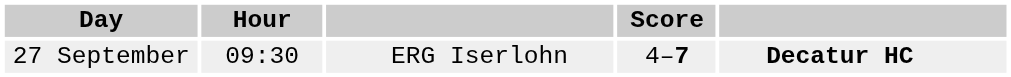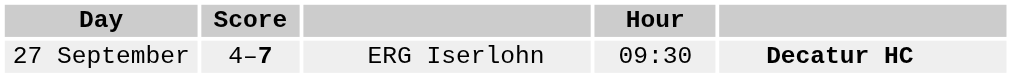columns swapped: (262, 21) <-> (667, 21)
